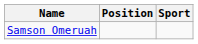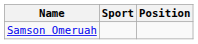columns swapped: (174, 13) <-> (128, 13)
